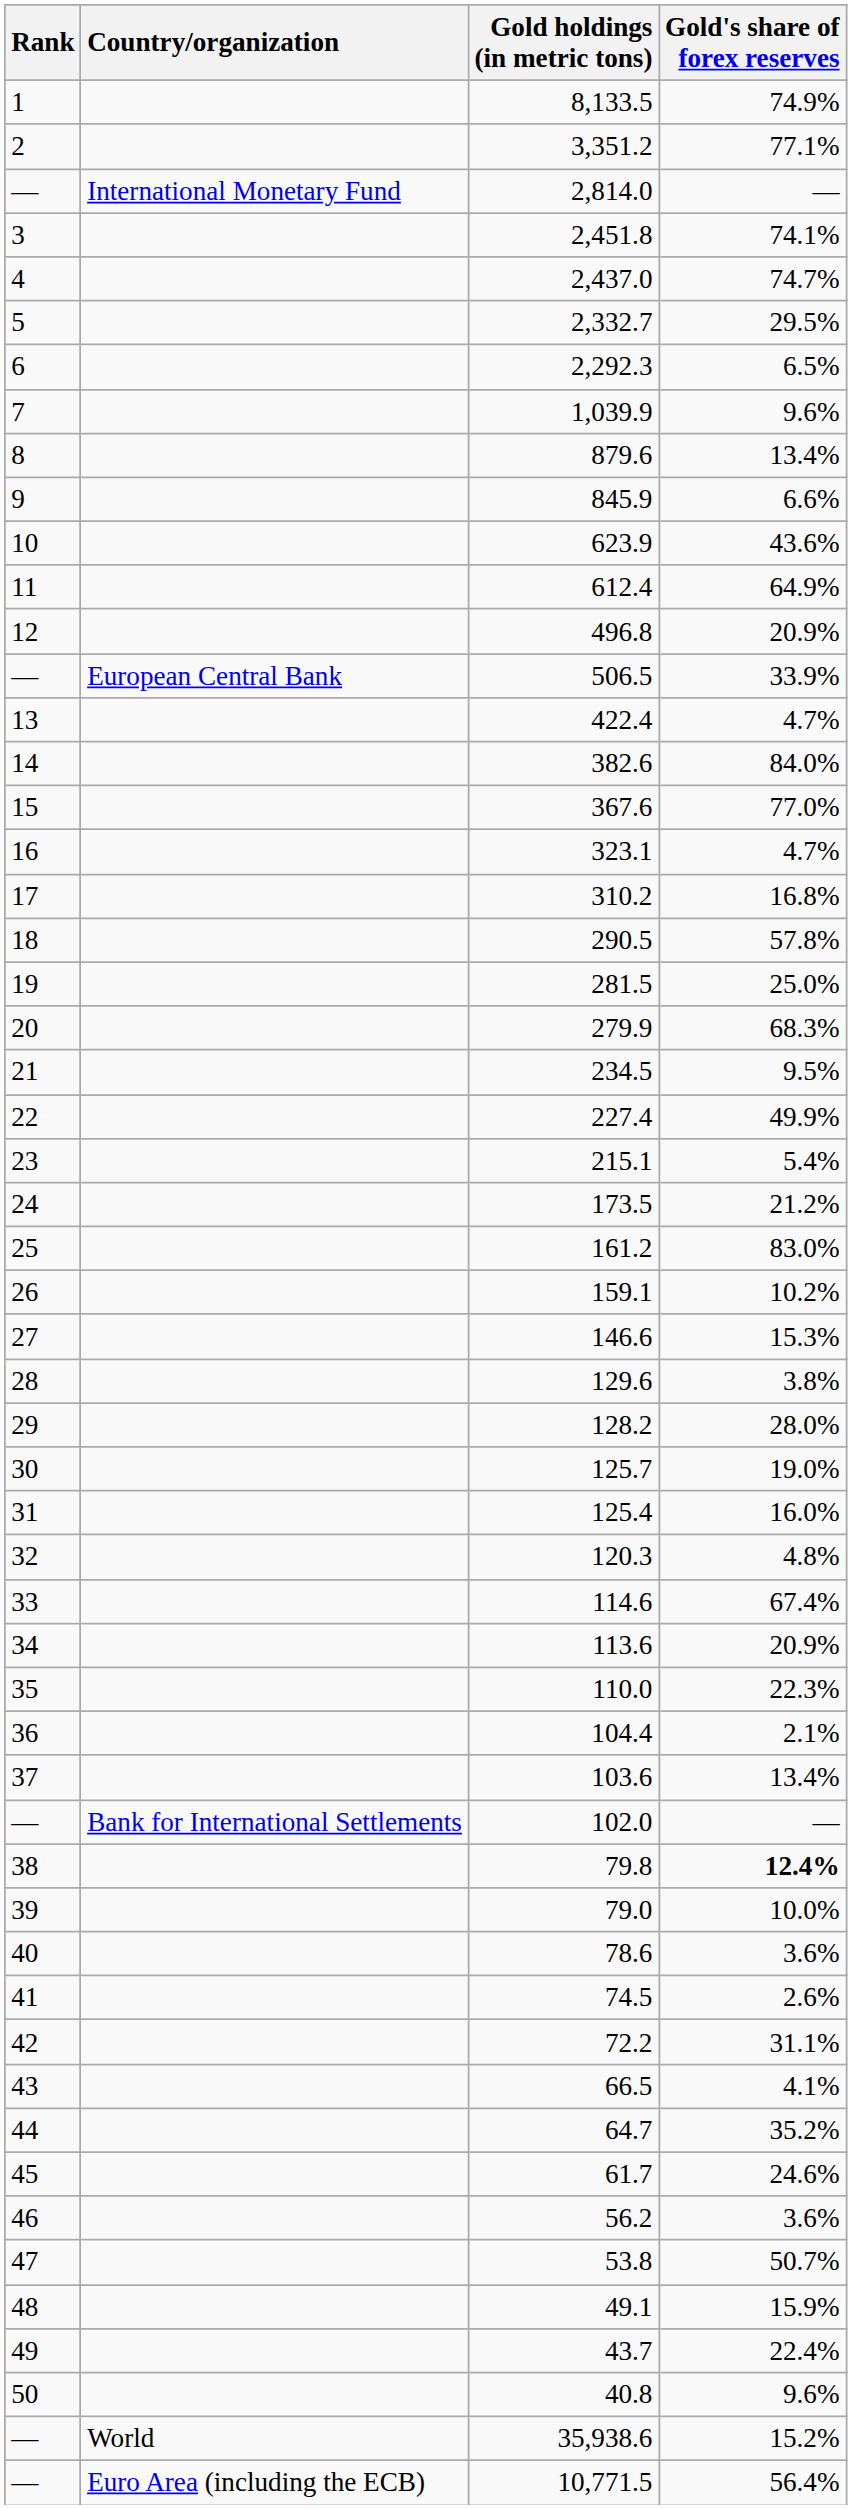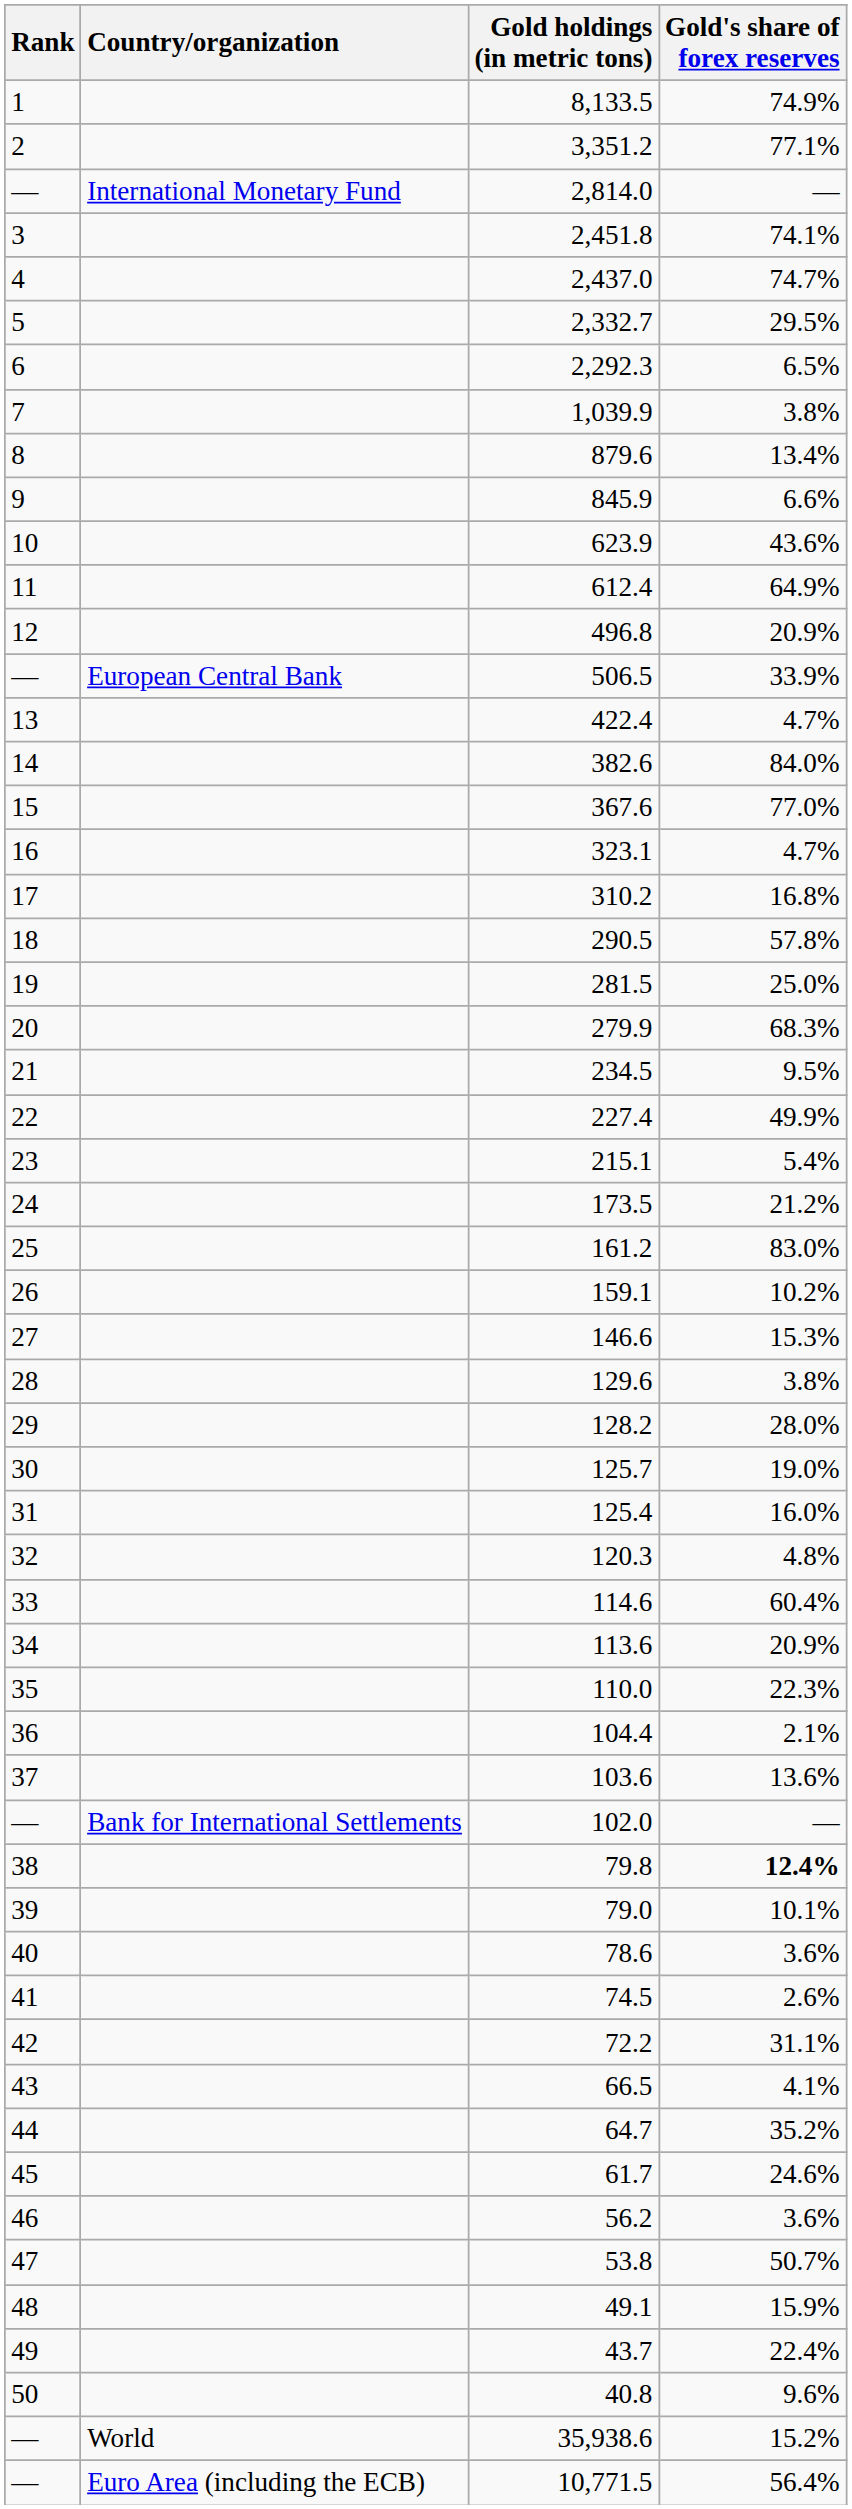(811, 410) 9.6% -> (811, 410) 3.8%
(804, 1600) 67.4% -> (804, 1600) 60.4%
(804, 1776) 13.4% -> (804, 1776) 13.6%
(804, 1908) 10.0% -> (804, 1908) 10.1%
